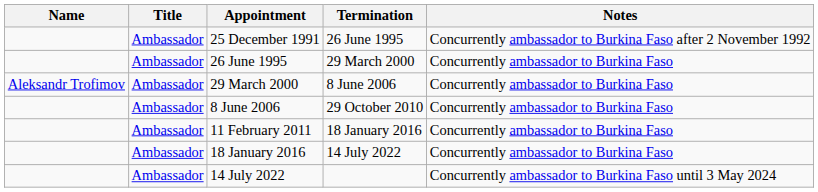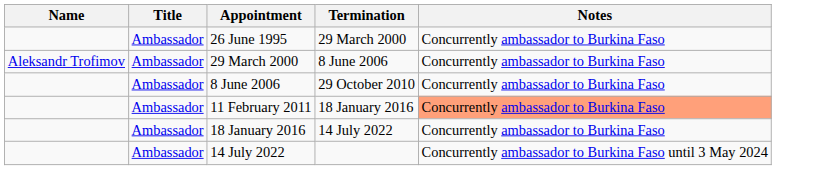- row: (265, 38)
(551, 130) no background -> (543, 107) lightsalmon background
